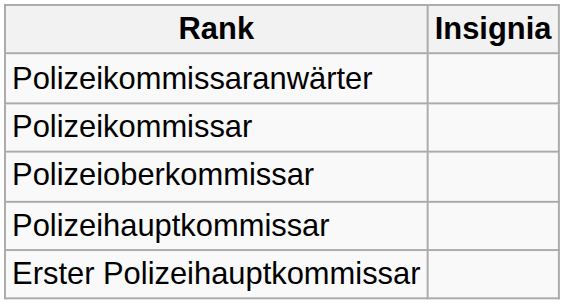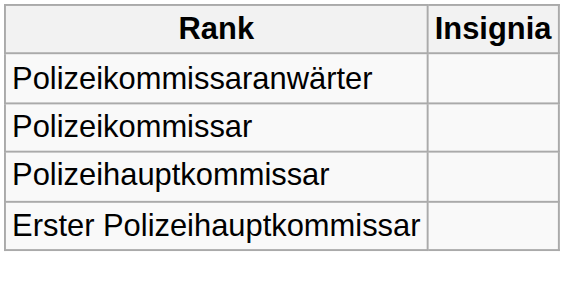- row: (163, 175)
